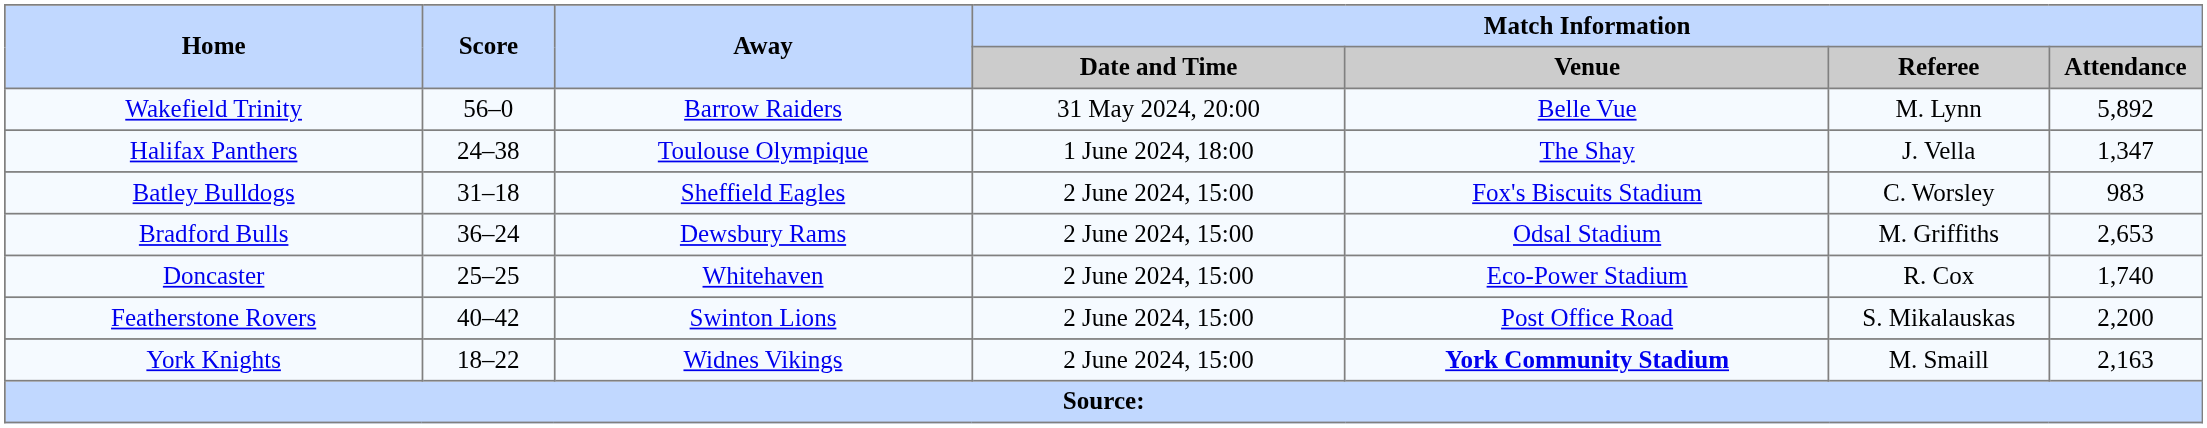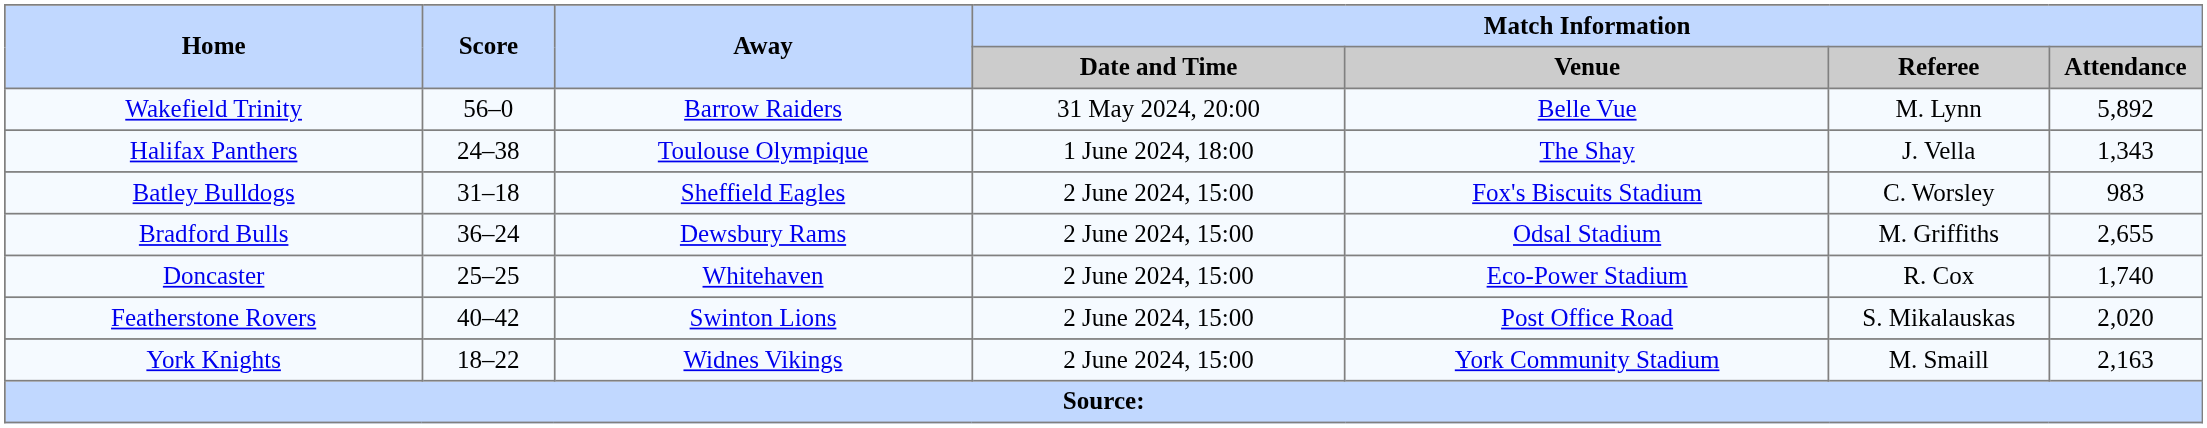(2126, 150) 1,347 -> (2126, 150) 1,343
(2126, 234) 2,653 -> (2126, 234) 2,655
(2126, 317) 2,200 -> (2126, 317) 2,020
(1587, 359) bold -> (1587, 359) normal
